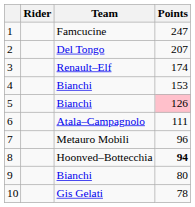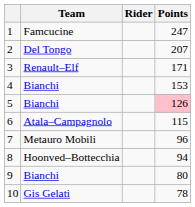columns swapped: (37, 13) <-> (105, 13)
(179, 67) 174 -> (179, 67) 171
(180, 121) 111 -> (180, 121) 115
(182, 157) bold -> (182, 157) normal
